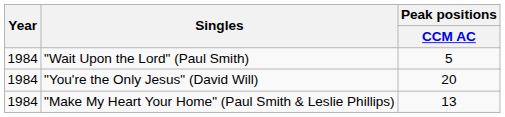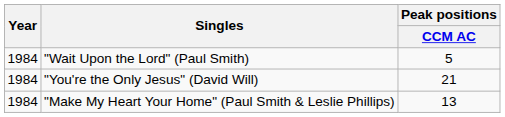(449, 79) 20 -> (449, 79) 21
